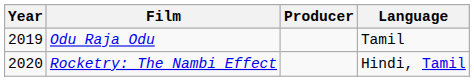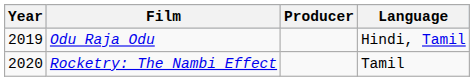(383, 40) Tamil -> (413, 40) Hindi, Tamil
(413, 64) Hindi, Tamil -> (383, 64) Tamil
